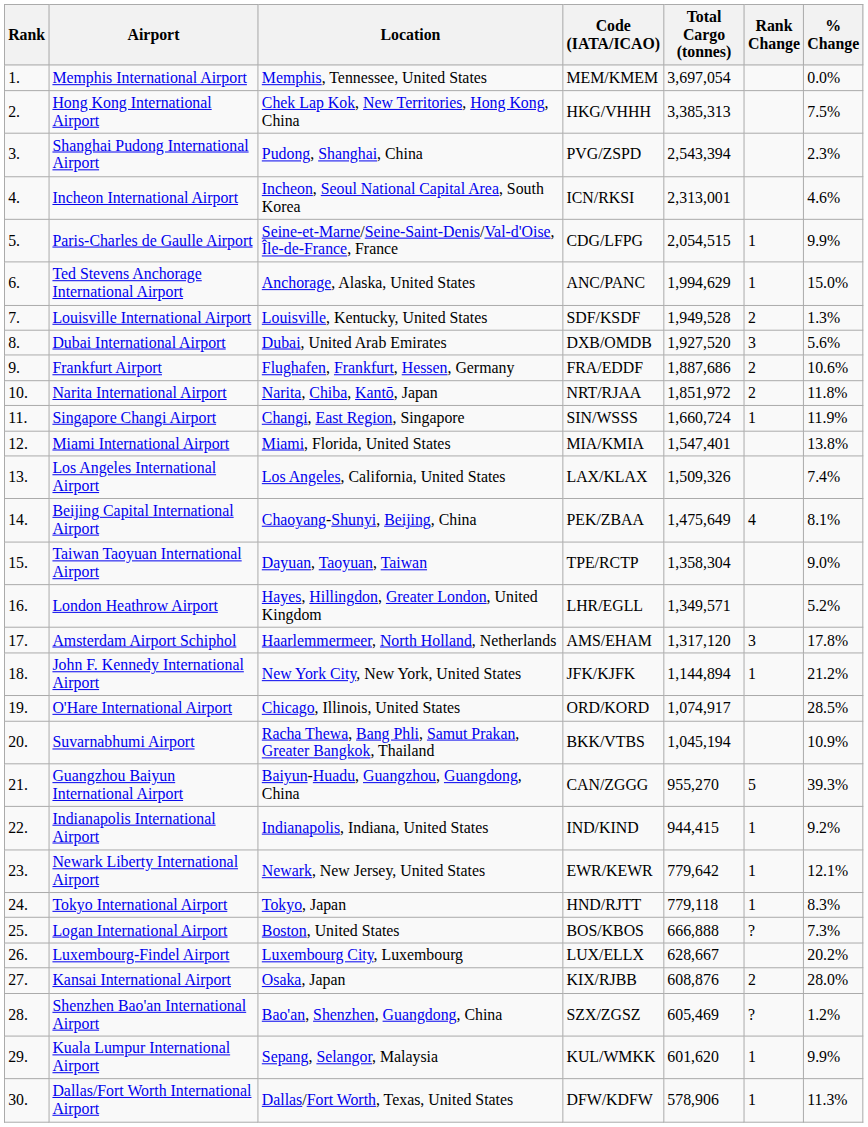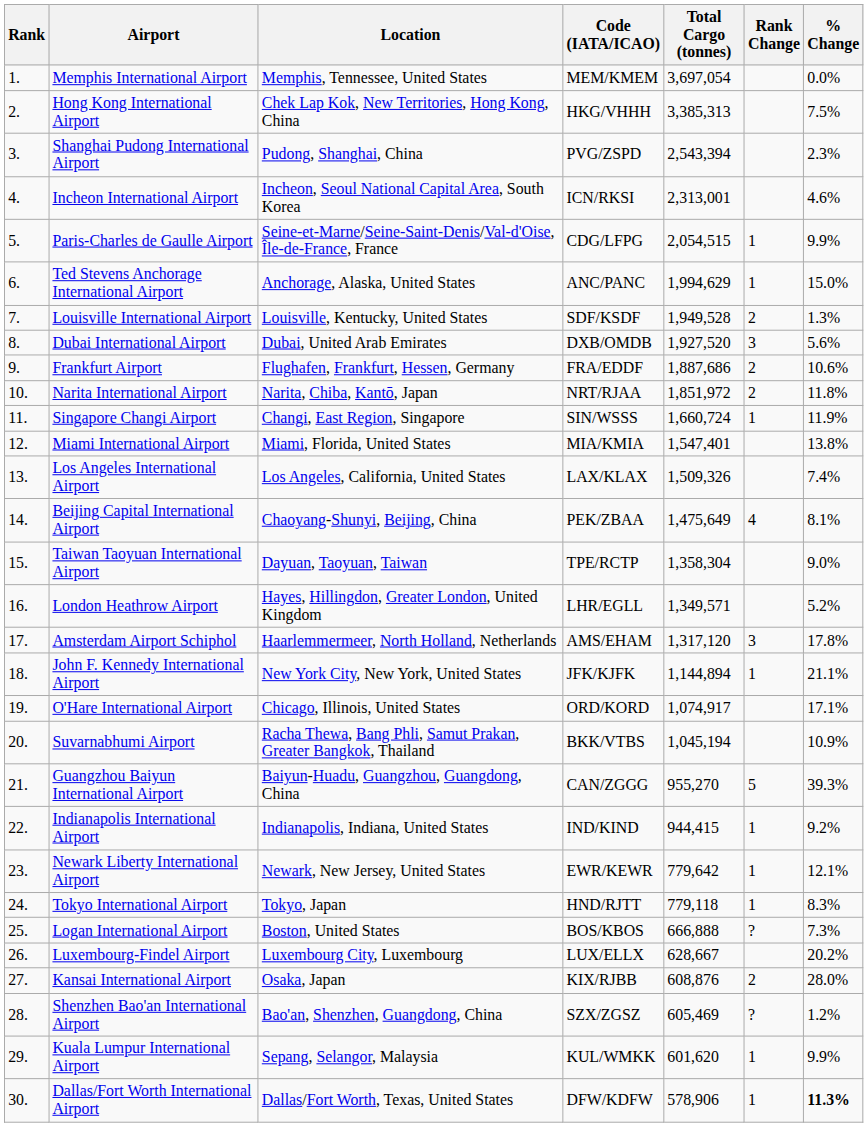(828, 674) 21.2% -> (828, 674) 21.1%
(828, 708) 28.5% -> (828, 708) 17.1%
(827, 1100) normal -> (829, 1100) bold
